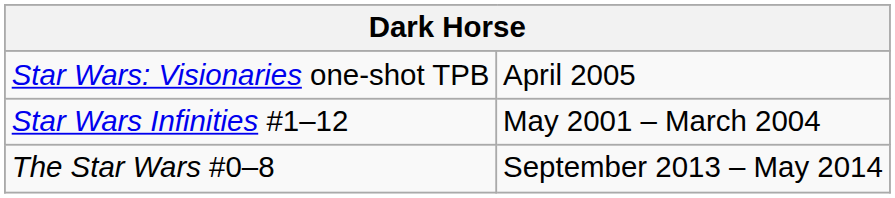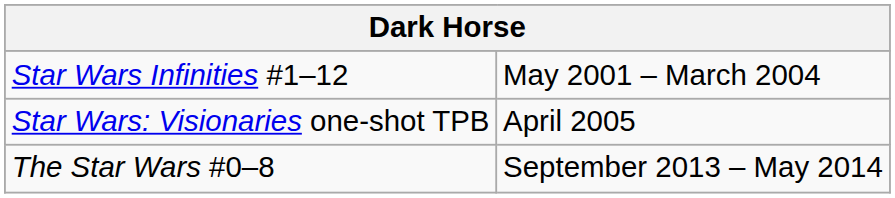rows swapped: (180, 121) <-> (251, 74)
